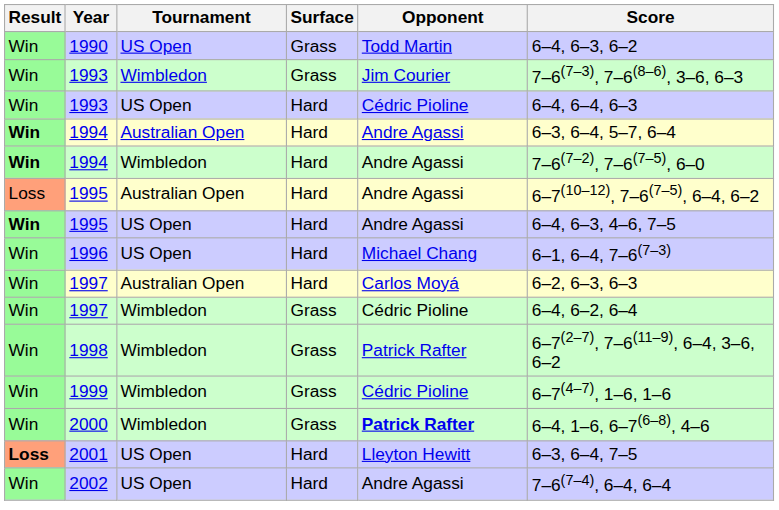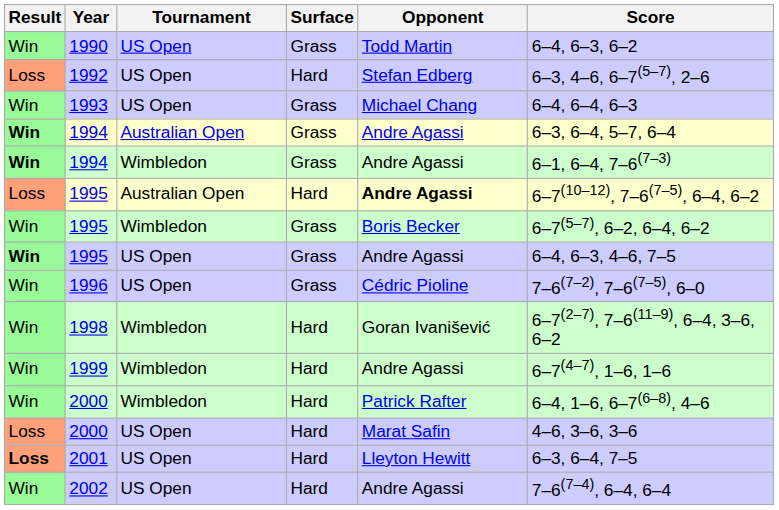+ row: (89, 75)
- row: (89, 75)
(309, 105) Hard -> (313, 105) Grass
(415, 105) Cédric Pioline -> (419, 105) Michael Chang
(309, 132) Hard -> (313, 132) Grass
(309, 162) Hard -> (313, 162) Grass
(618, 162) 7–6(7–2), 7–6(7–5), 6–0 -> (601, 162) 6–1, 6–4, 7–6(7–3)
(413, 194) normal -> (417, 194) bold
+ row: (89, 226)
(309, 224) Hard -> (313, 256) Grass
(309, 253) Hard -> (313, 285) Grass
(419, 253) Michael Chang -> (415, 285) Cédric Pioline
(601, 253) 6–1, 6–4, 7–6(7–3) -> (618, 285) 7–6(7–2), 7–6(7–5), 6–0
- row: (89, 283)
- row: (89, 310)
(313, 350) Grass -> (309, 327) Hard
(414, 350) Patrick Rafter -> (426, 327) Goran Ivanišević
(313, 392) Grass -> (309, 369) Hard
(415, 392) Cédric Pioline -> (413, 369) Andre Agassi
(313, 424) Grass -> (309, 401) Hard
(418, 424) bold -> (414, 401) normal
+ row: (89, 431)
